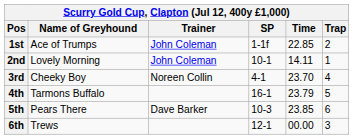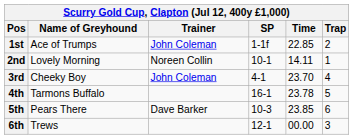(184, 61) John Coleman -> (182, 61) Noreen Collin
(182, 77) Noreen Collin -> (184, 77) John Coleman
(301, 93) 23.79 -> (301, 93) 23.78
